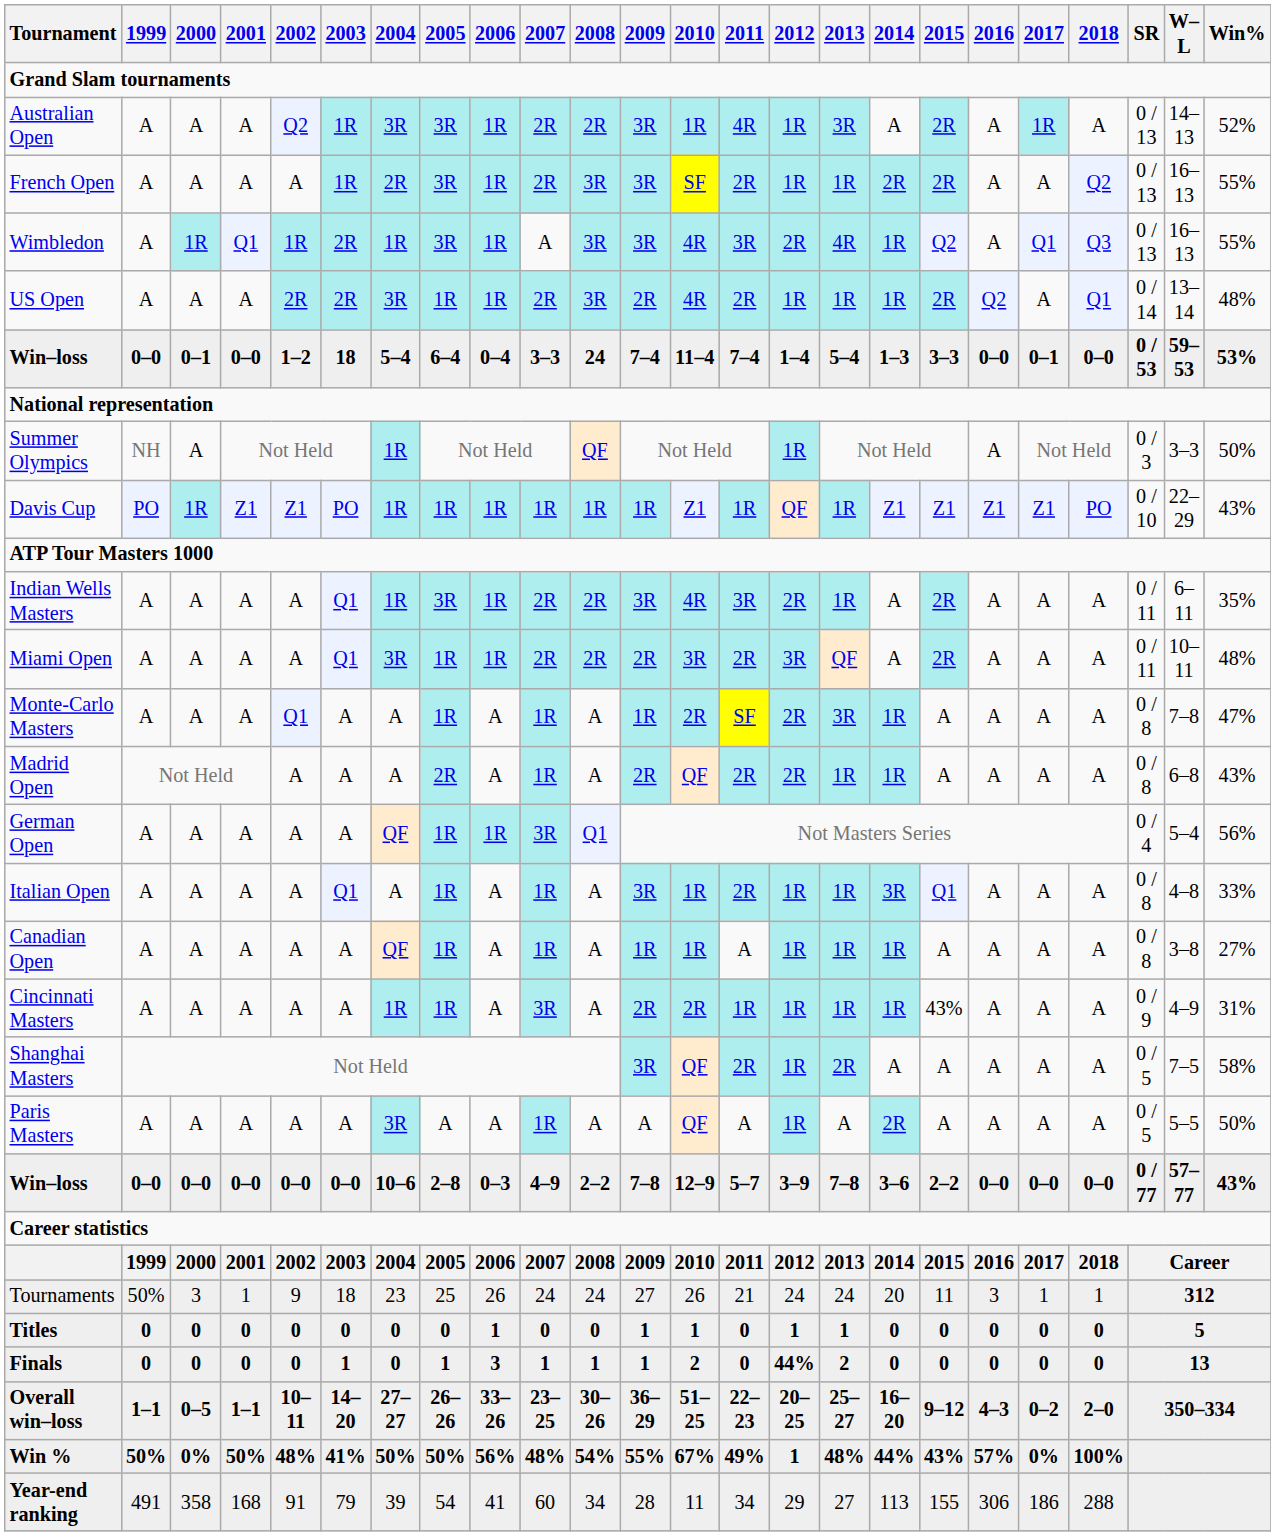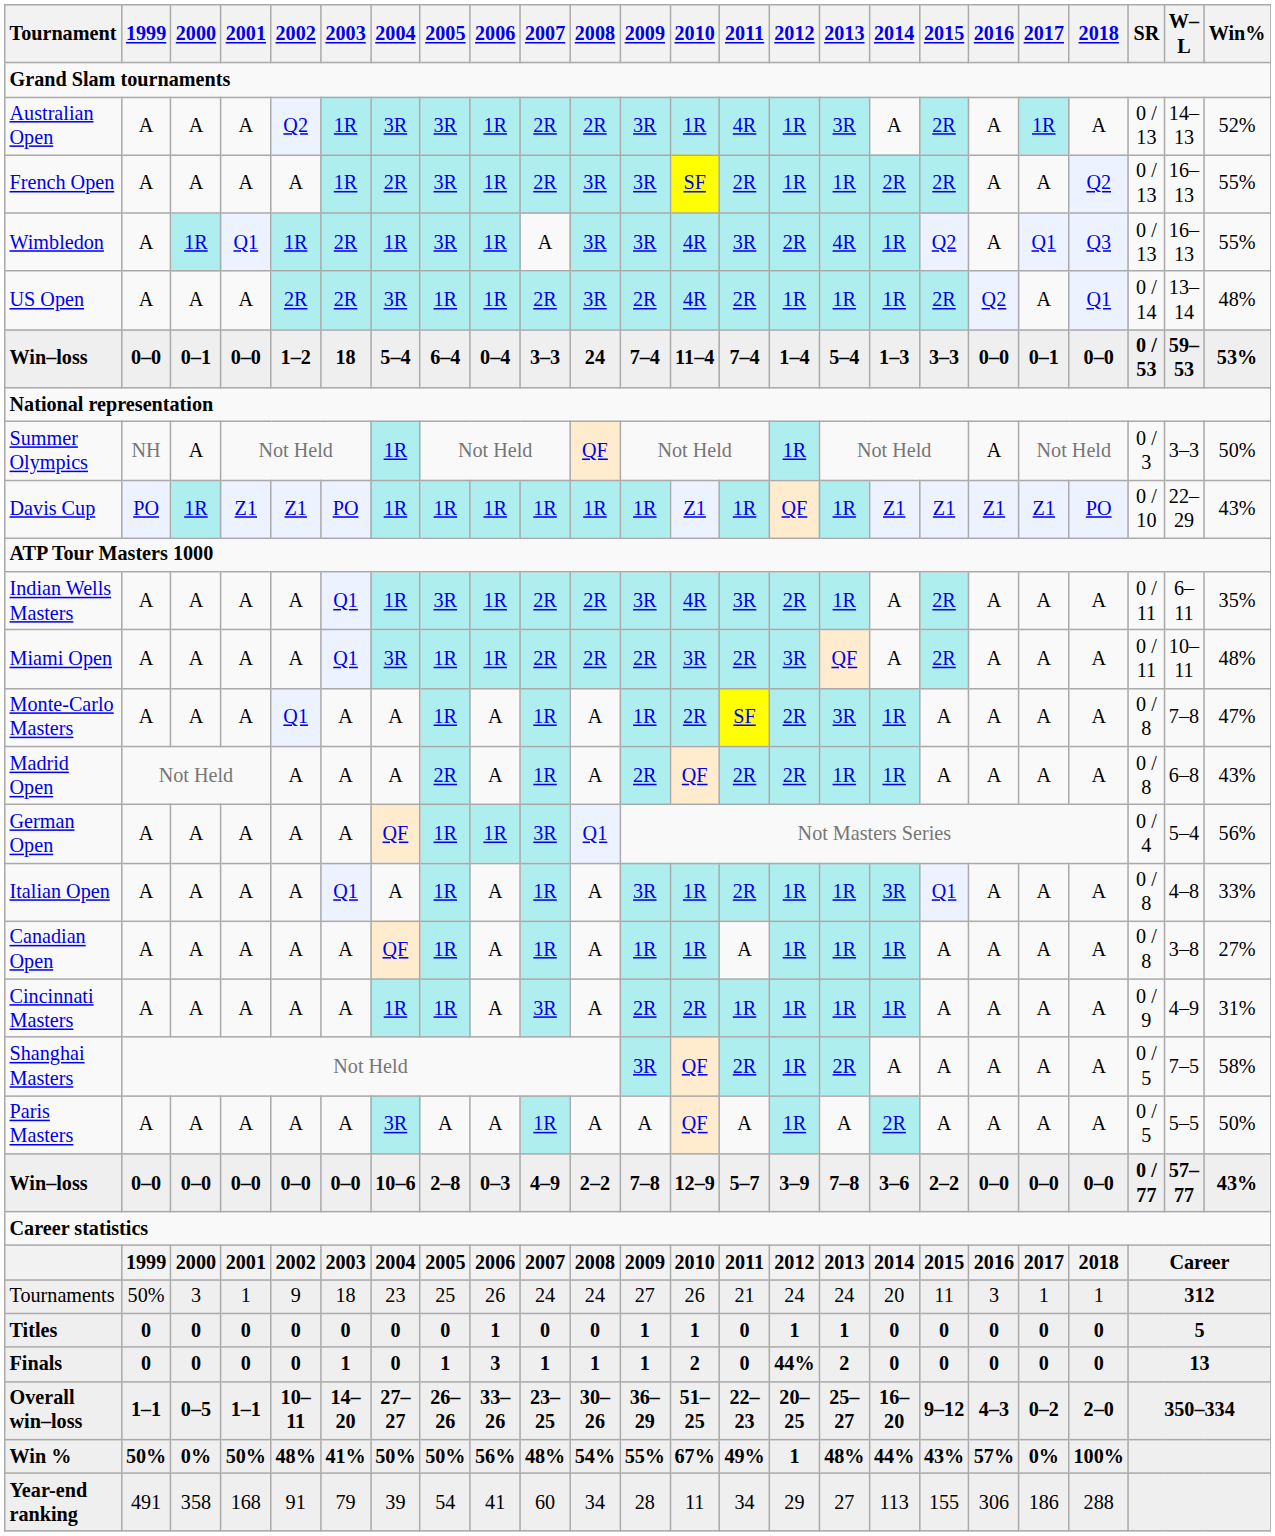(944, 1008) 43% -> (944, 1008) A
